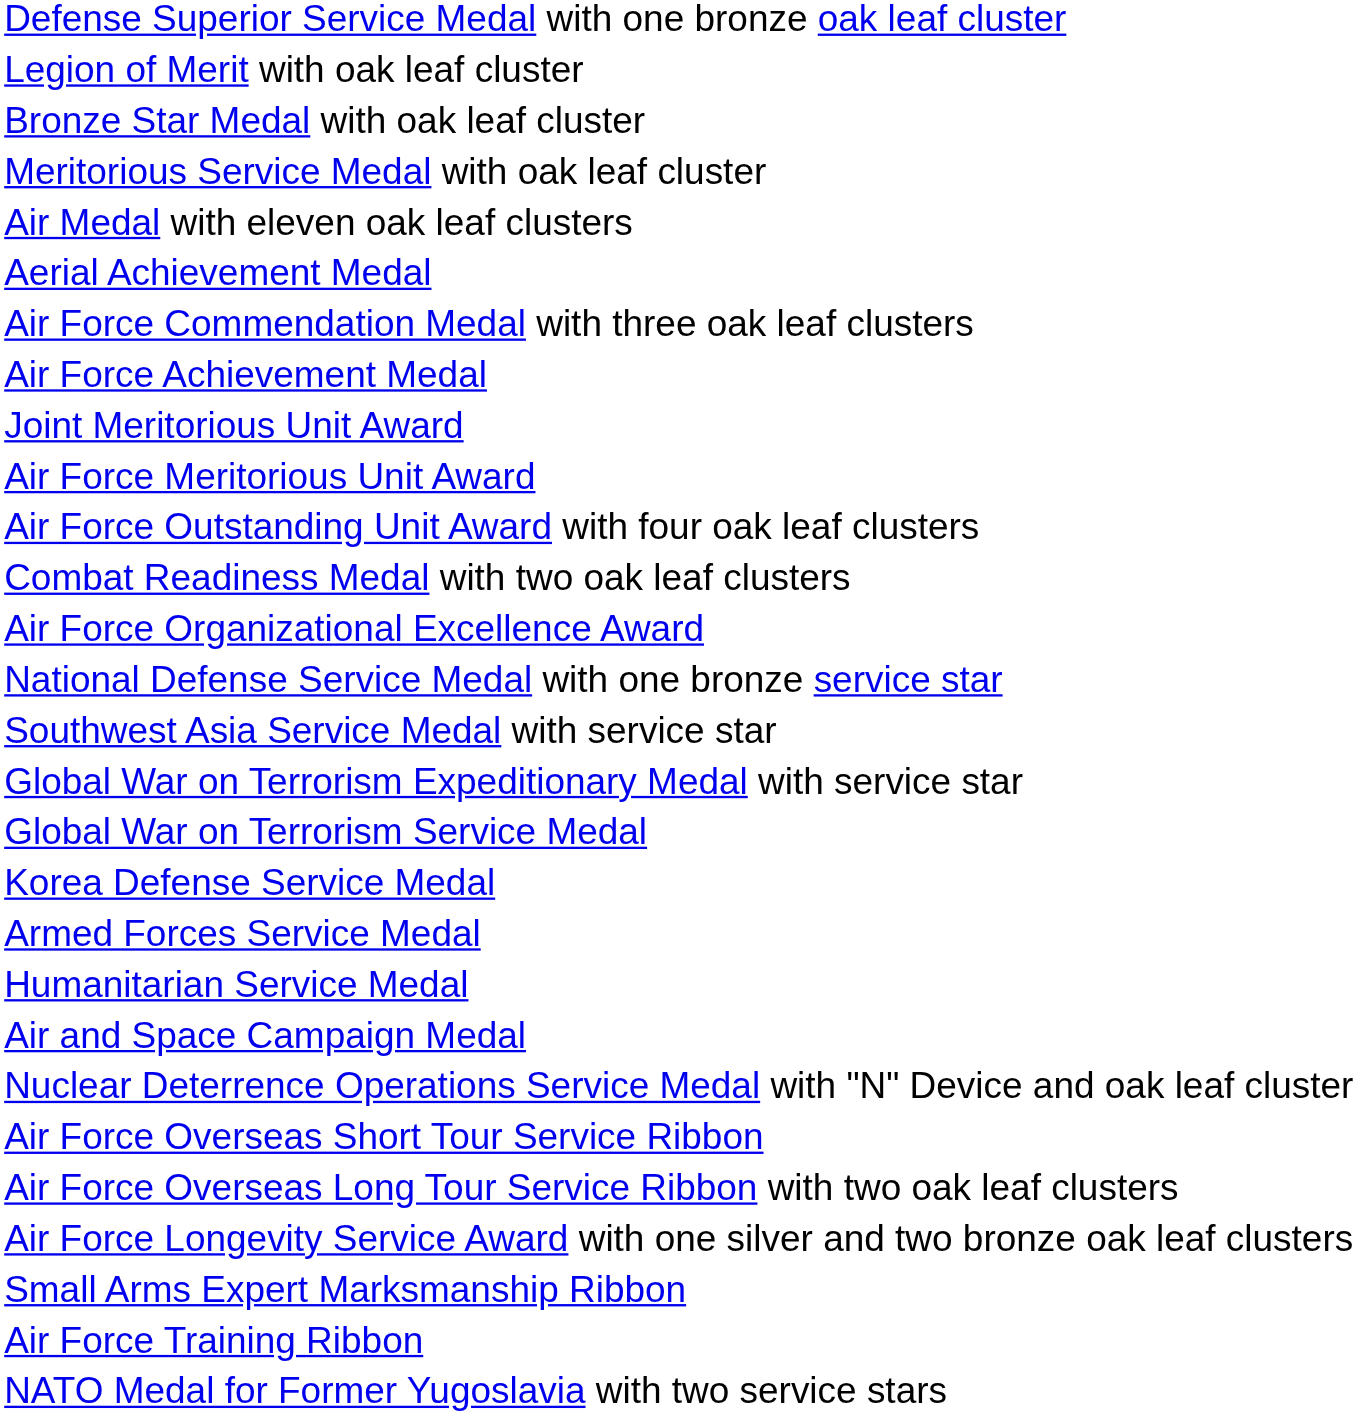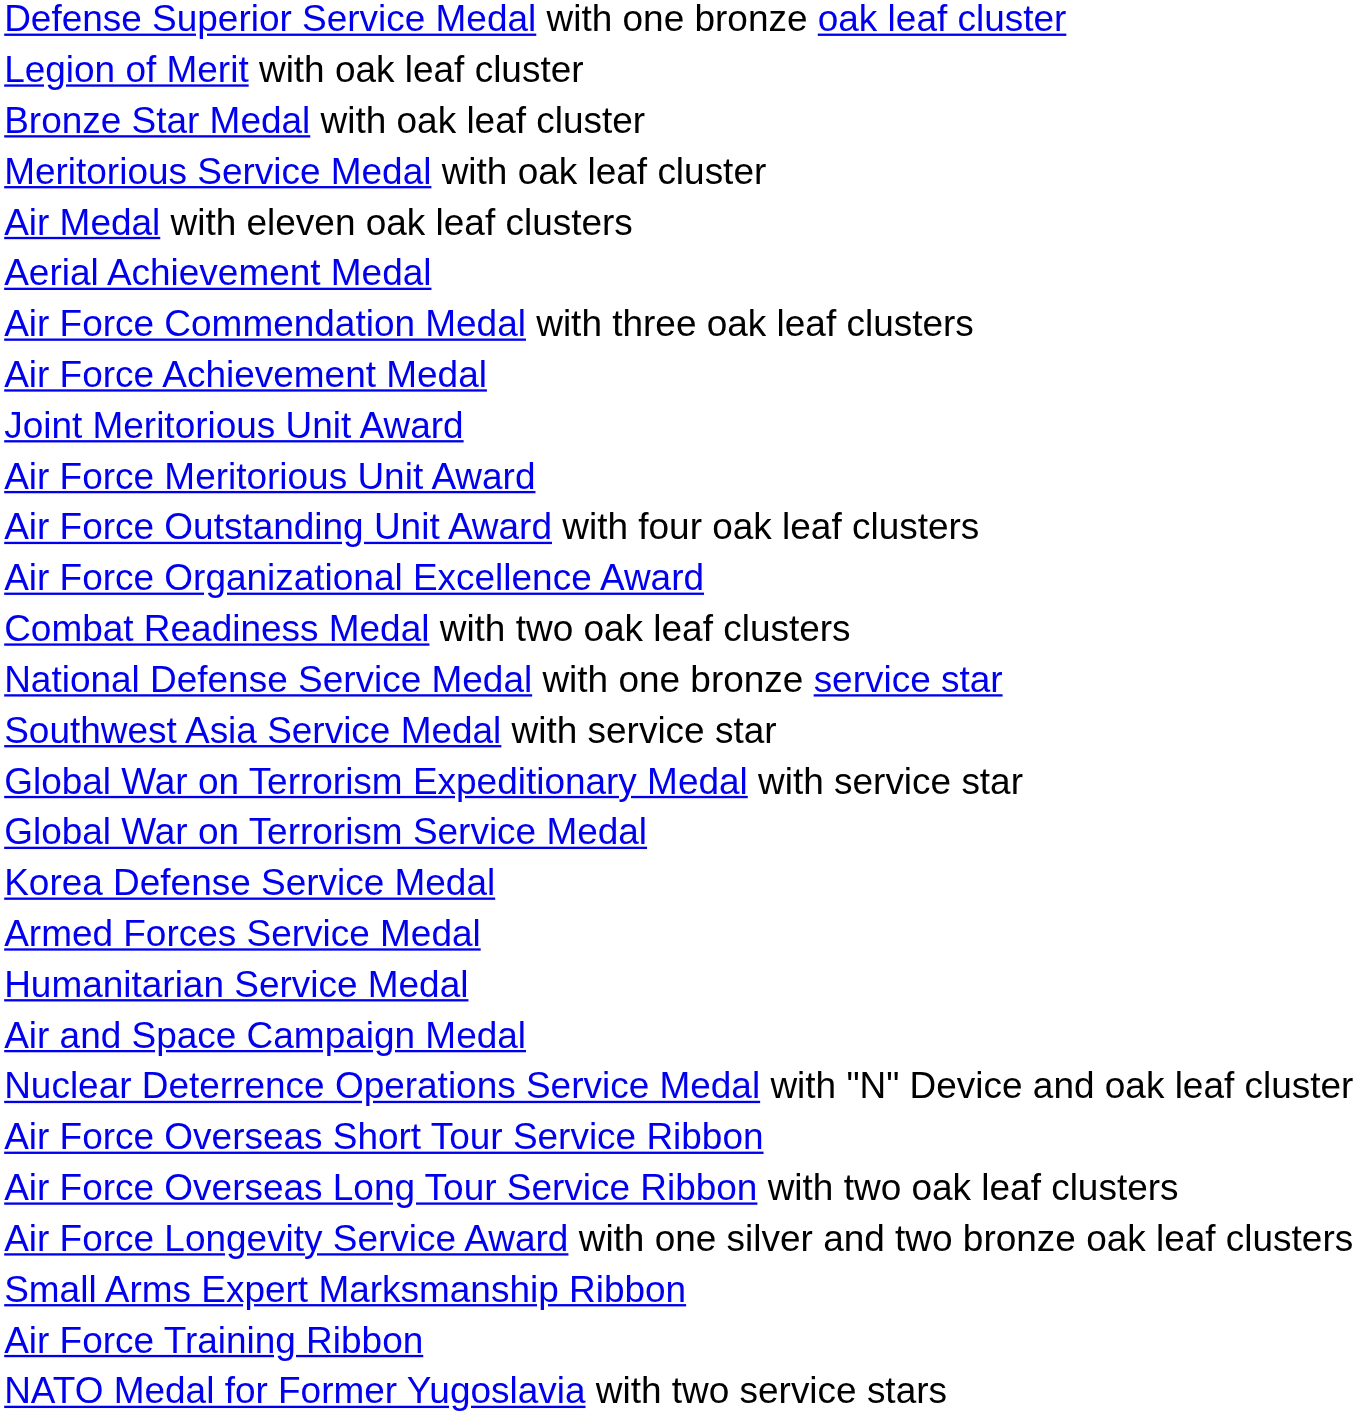rows swapped: (354, 628) <-> (427, 578)
